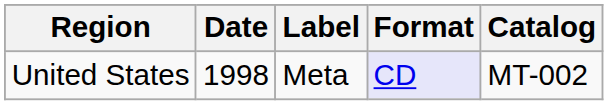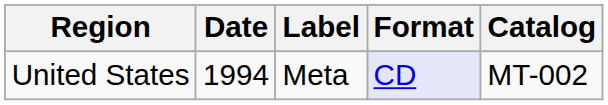(236, 74) 1998 -> (236, 74) 1994
